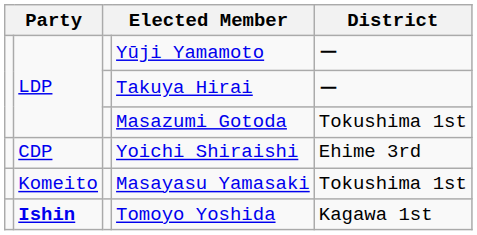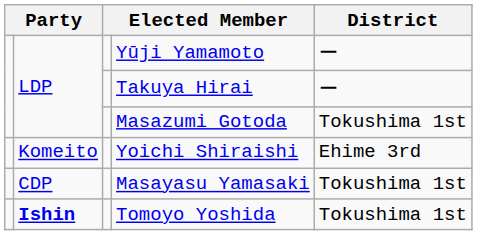(35, 153) CDP -> (58, 153) Komeito
(58, 184) Komeito -> (35, 184) CDP
(376, 215) Kagawa 1st -> (393, 215) Tokushima 1st
